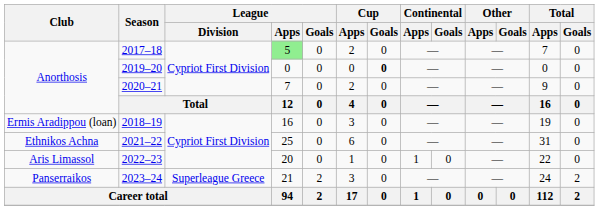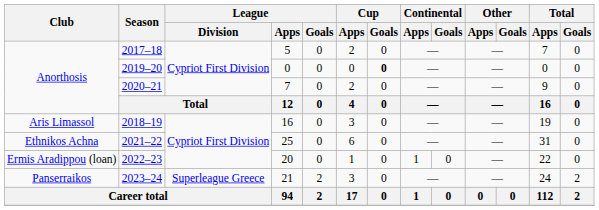(287, 50) lightgreen background -> (287, 50) no background
(62, 123) Ermis Aradippou (loan) -> (62, 123) Aris Limassol
(62, 159) Aris Limassol -> (62, 159) Ermis Aradippou (loan)
